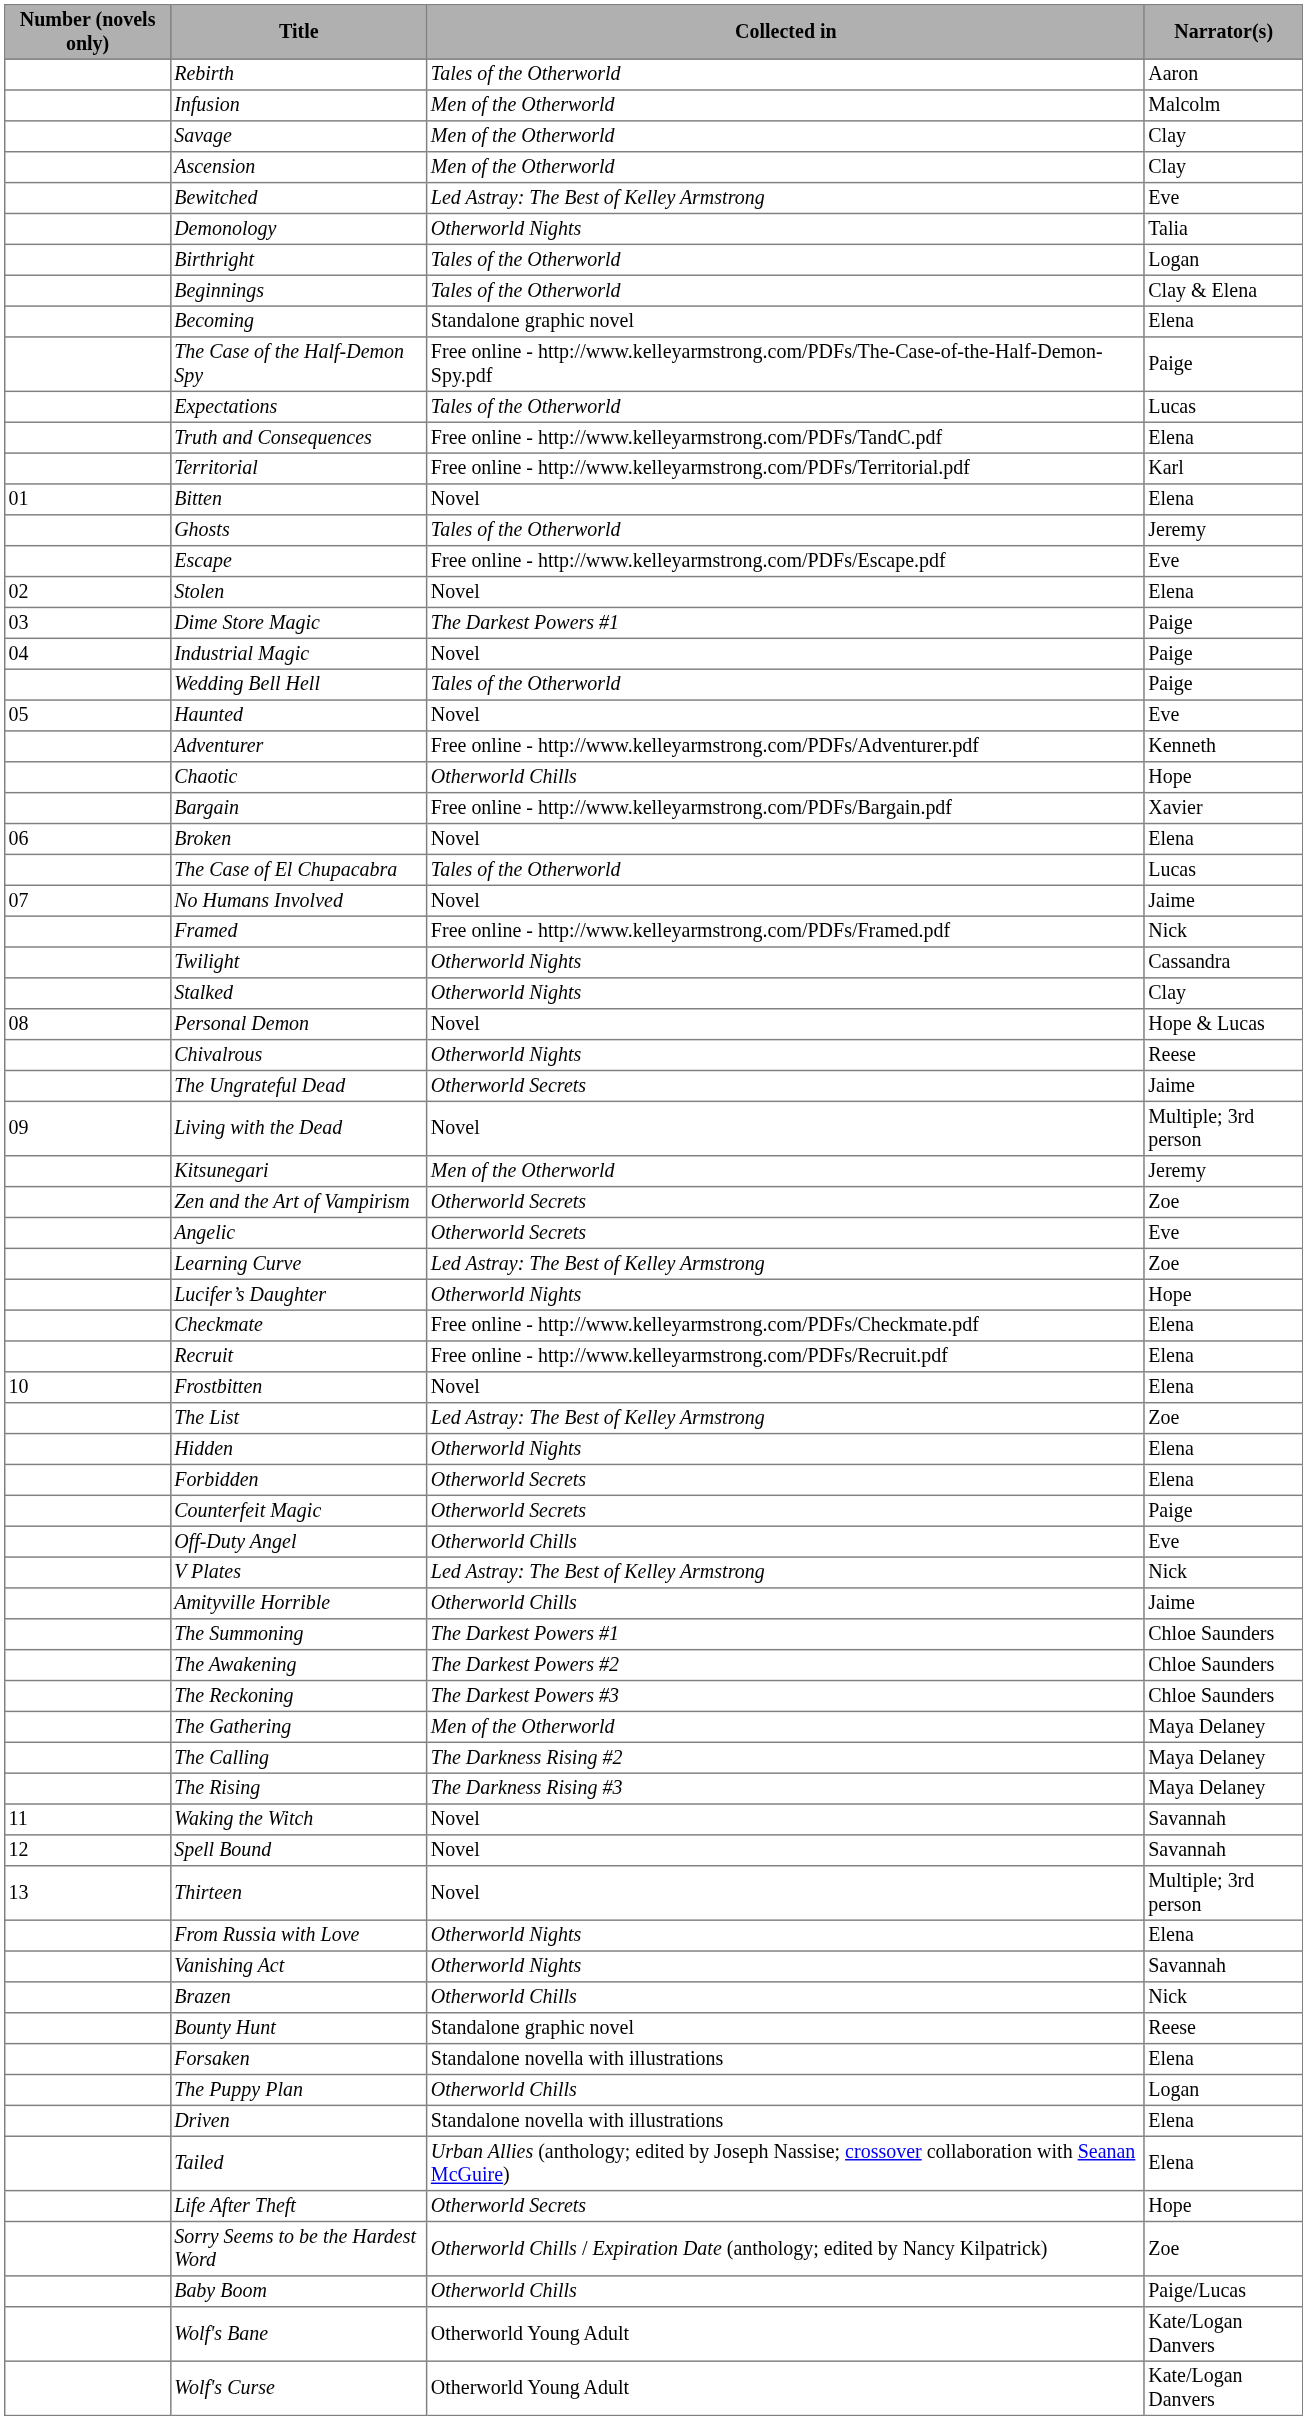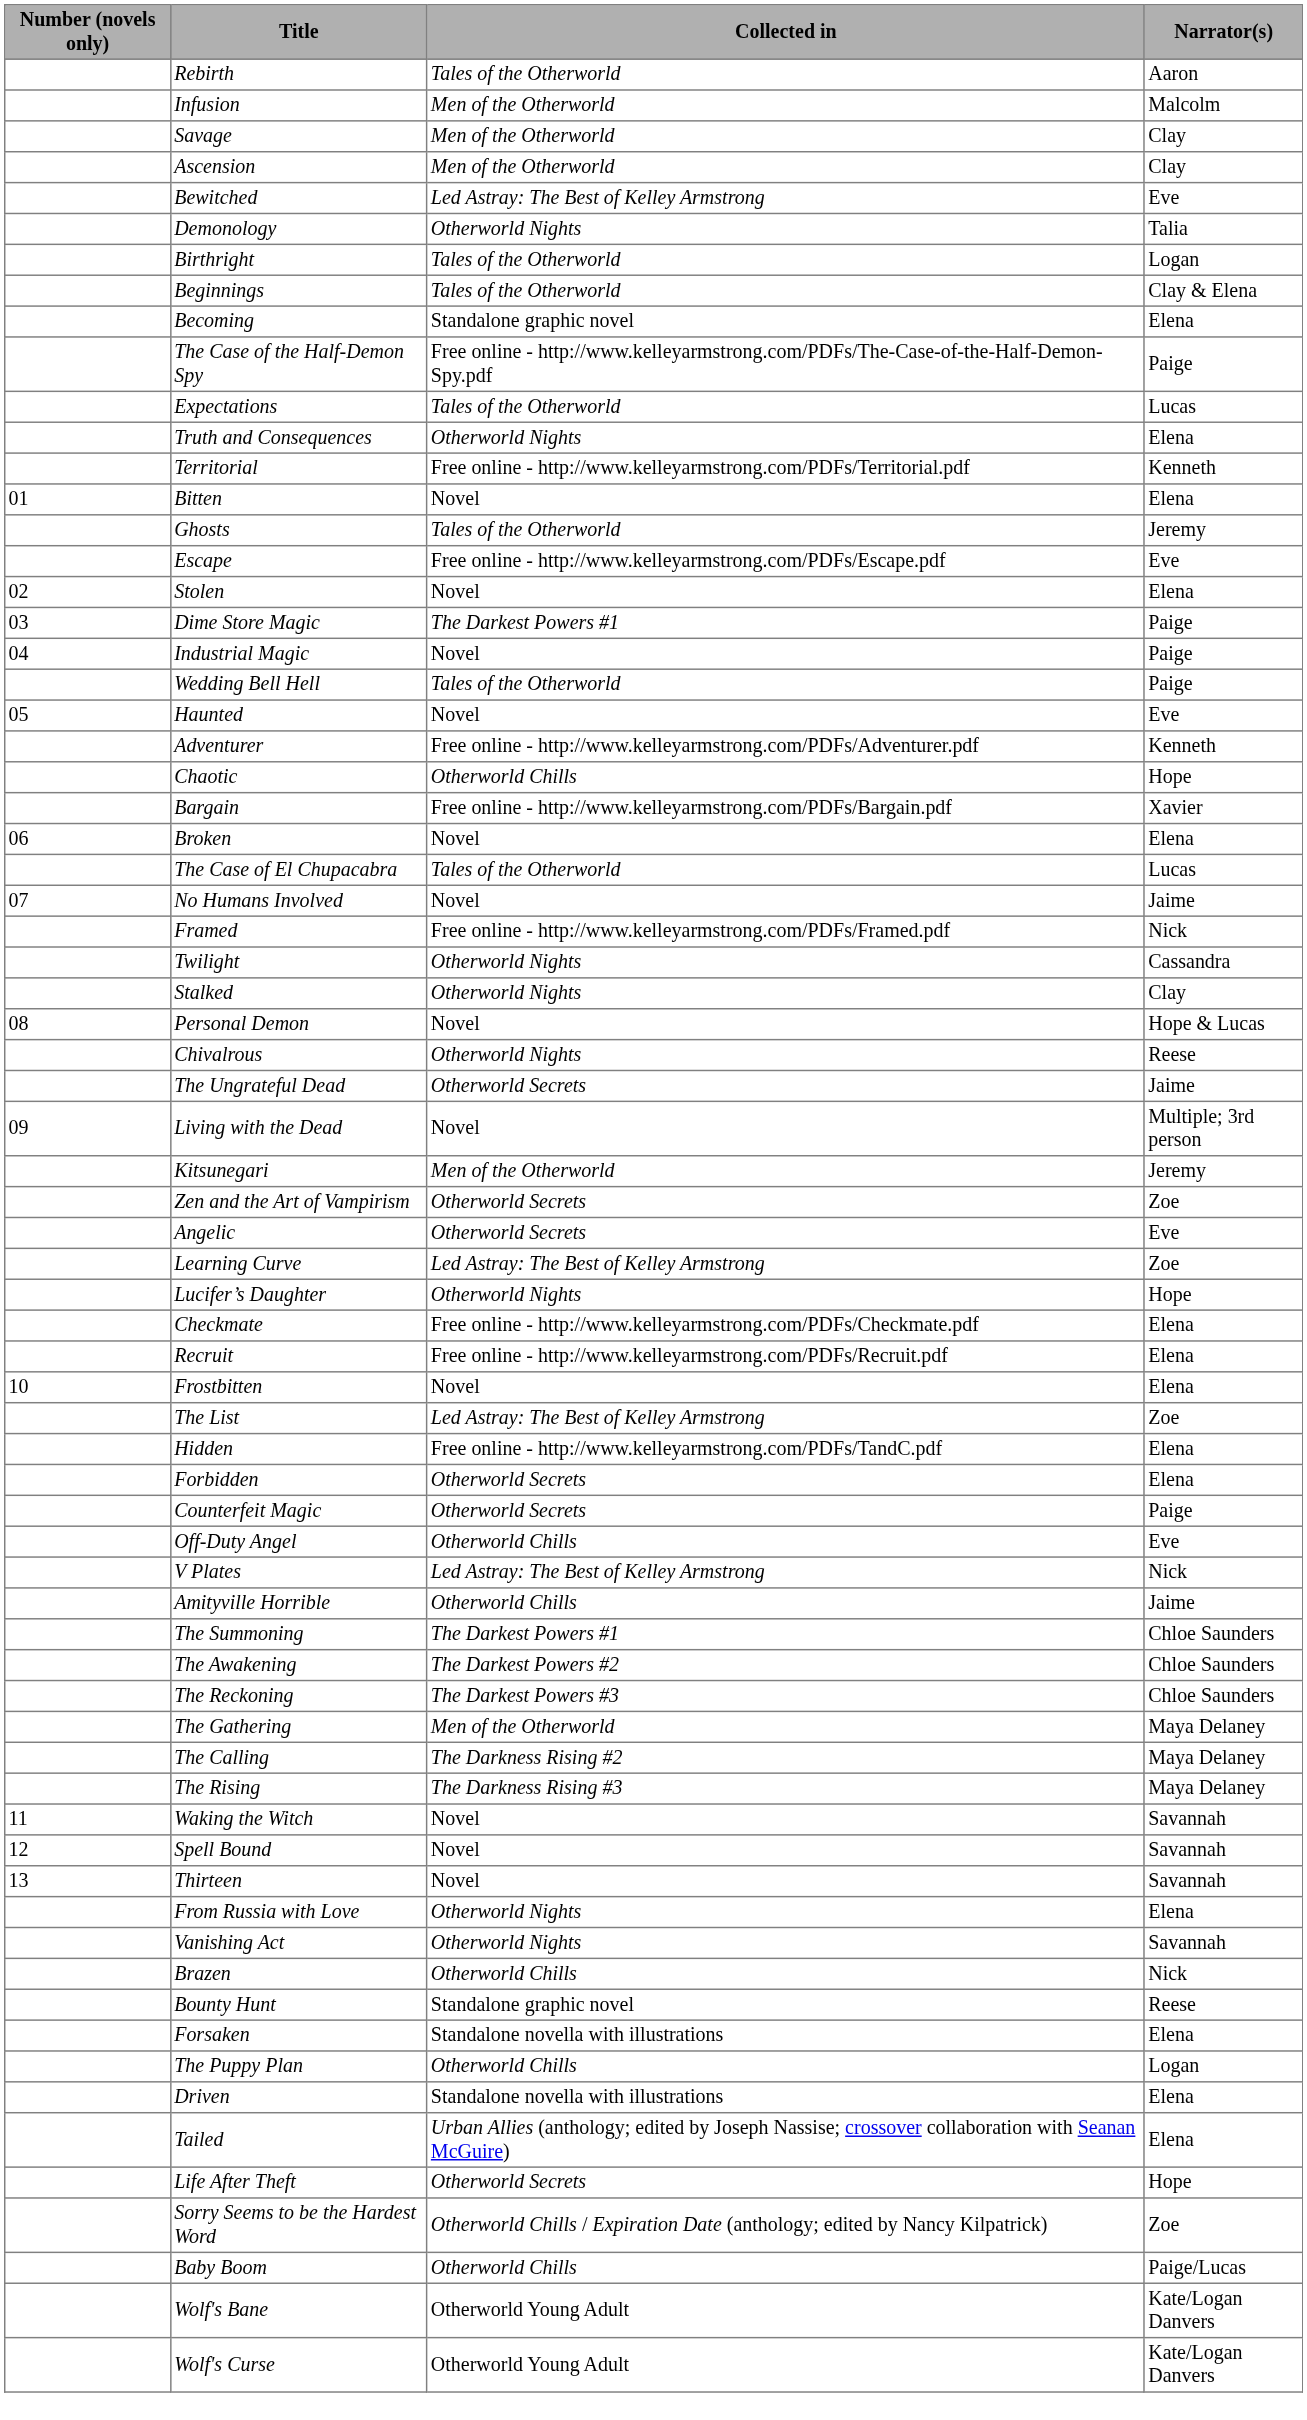(687, 437) Free online - http://www.kelleyarmstrong.com/PDFs/TandC.pdf -> (506, 437) Otherworld Nights
(1166, 468) Karl -> (1182, 468) Kenneth
(506, 1448) Otherworld Nights -> (687, 1448) Free online - http://www.kelleyarmstrong.com/PDFs/TandC.pdf
(1201, 1892) Multiple; 3rd person -> (1187, 1880) Savannah
